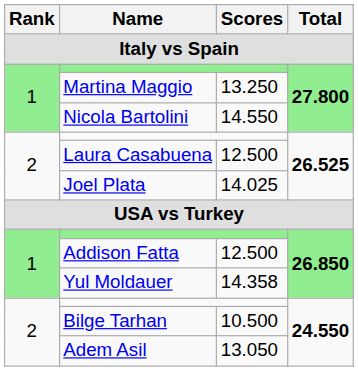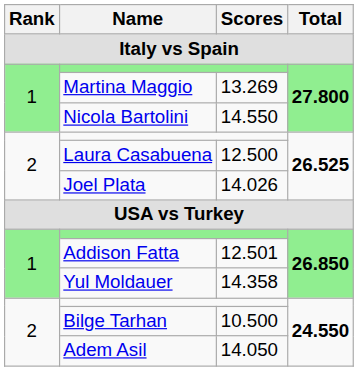(249, 87) 13.250 -> (249, 87) 13.269
(249, 185) 14.025 -> (249, 185) 14.026
(249, 253) 12.500 -> (249, 253) 12.501
(249, 350) 13.050 -> (249, 350) 14.050
